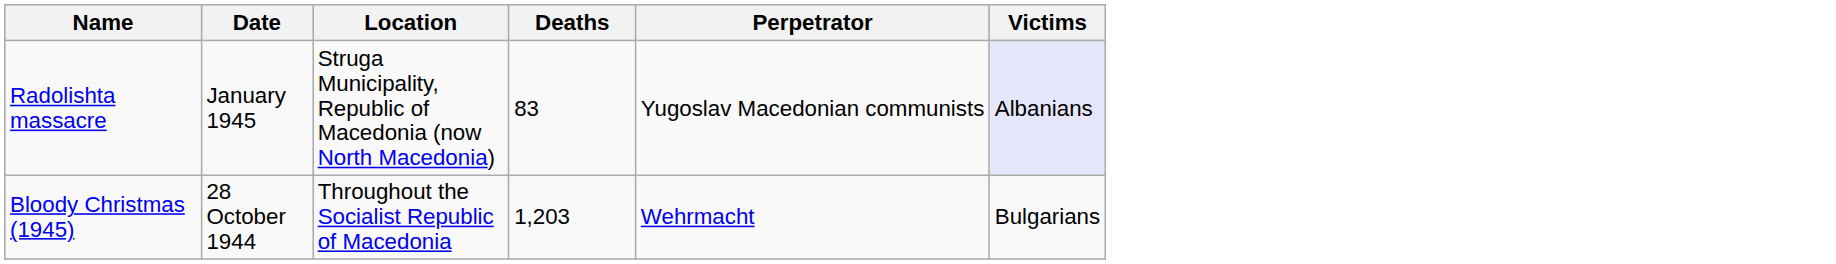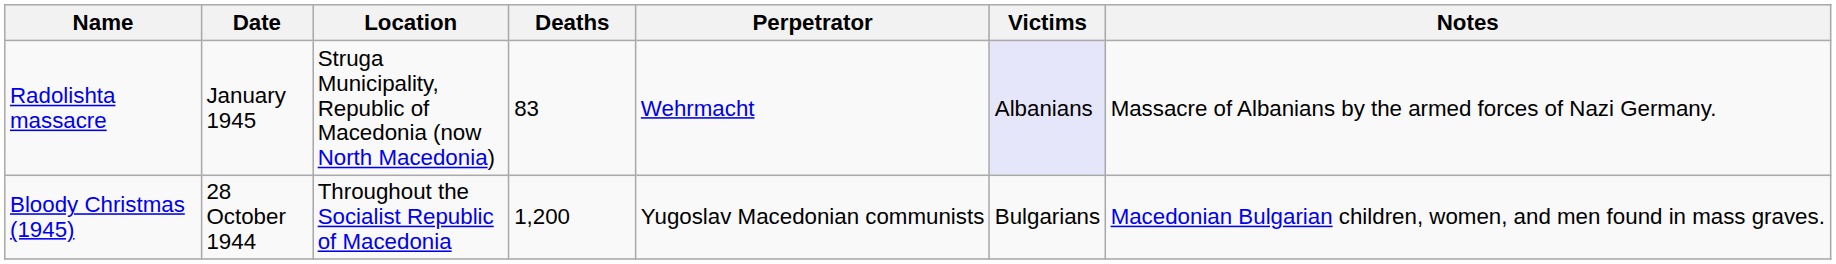+ column: (1468, 23)
(813, 108) Yugoslav Macedonian communists -> (698, 108) Wehrmacht
(542, 217) 1,203 -> (542, 217) 1,200
(698, 217) Wehrmacht -> (813, 217) Yugoslav Macedonian communists
